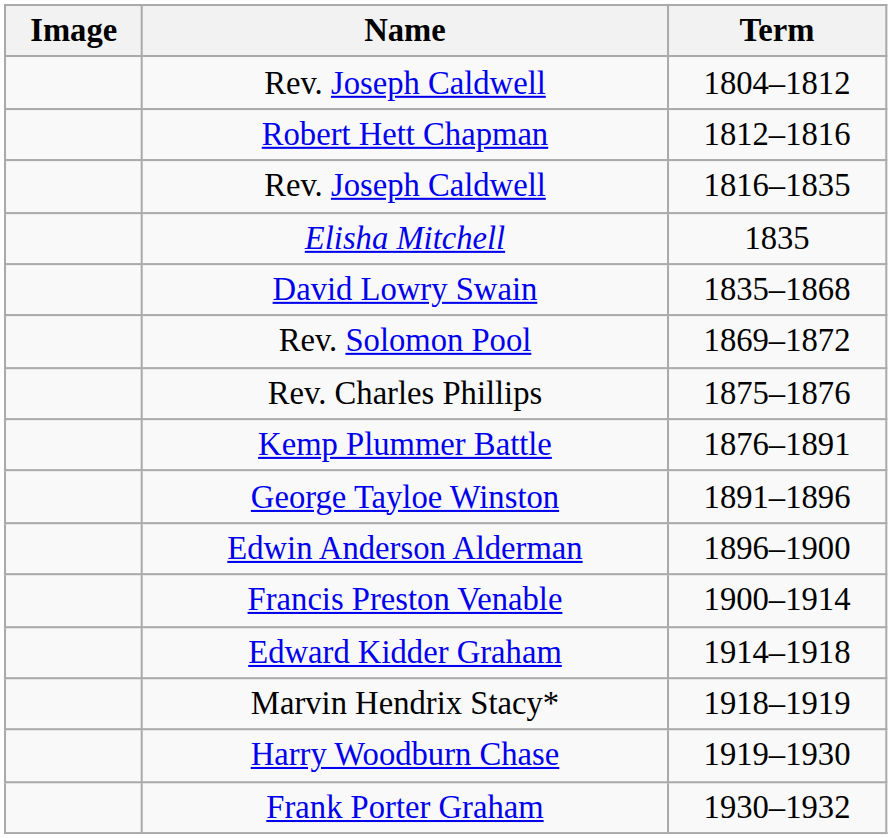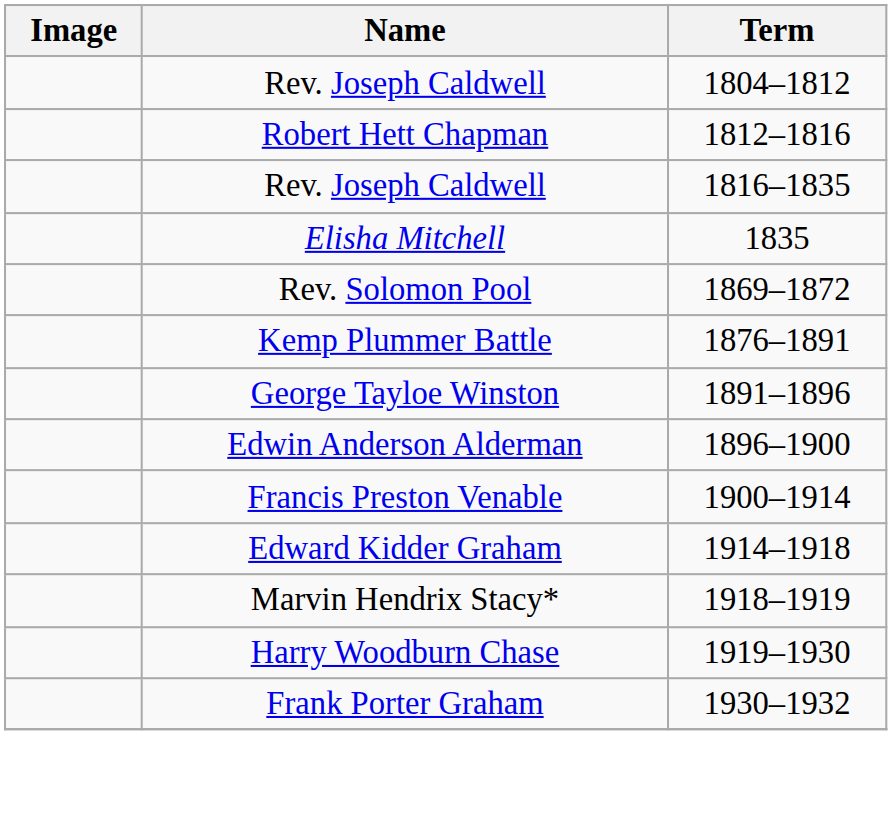- row: (405, 289)
- row: (405, 392)
